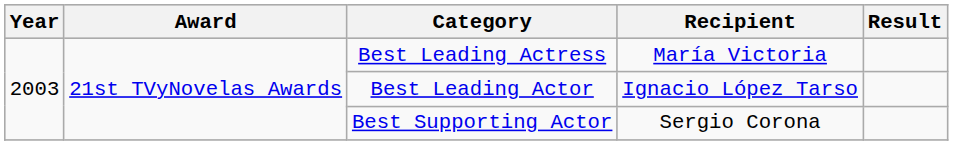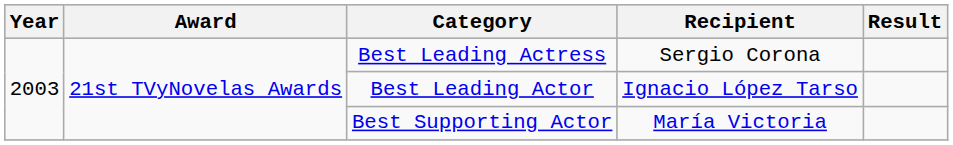(740, 55) María Victoria -> (740, 55) Sergio Corona
(740, 123) Sergio Corona -> (740, 123) María Victoria
